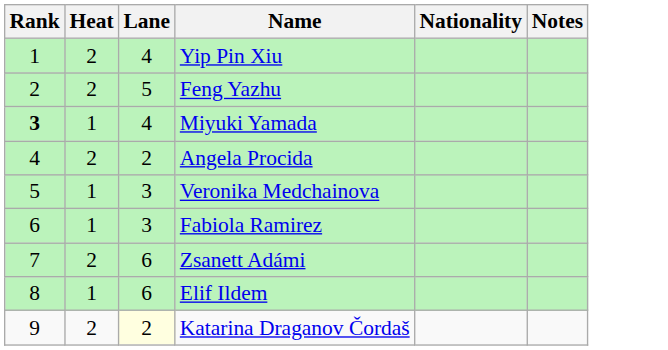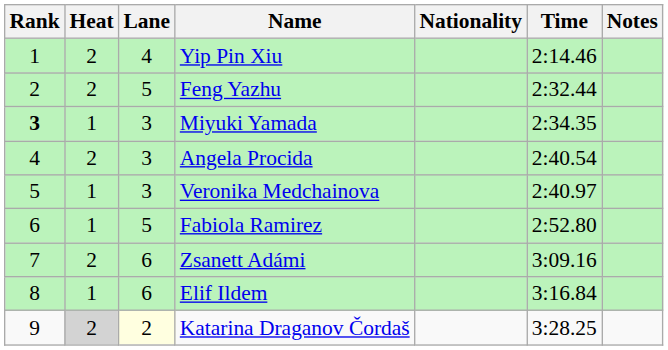+ column: (564, 21)
(147, 123) 4 -> (147, 123) 3
(147, 157) 2 -> (147, 157) 3
(147, 225) 3 -> (147, 225) 5
(92, 327) no background -> (92, 327) lightgrey background
